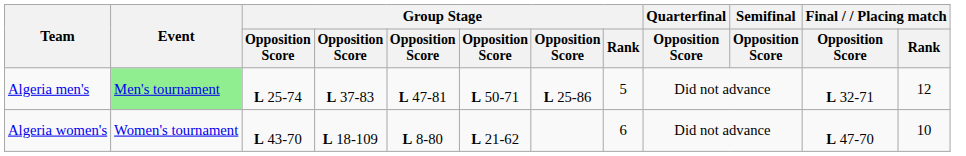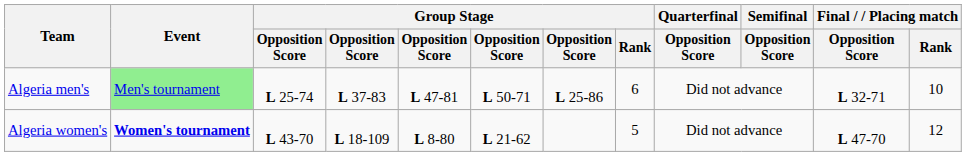(623, 89) 5 -> (635, 89) 6
(924, 89) 12 -> (936, 89) 10
(176, 130) normal -> (182, 130) bold
(623, 130) 6 -> (635, 130) 5
(924, 130) 10 -> (936, 130) 12
